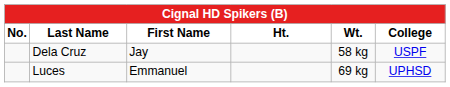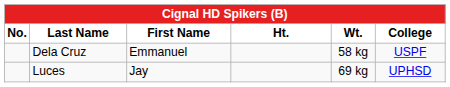(139, 52) Jay -> (158, 52) Emmanuel
(158, 71) Emmanuel -> (139, 71) Jay
